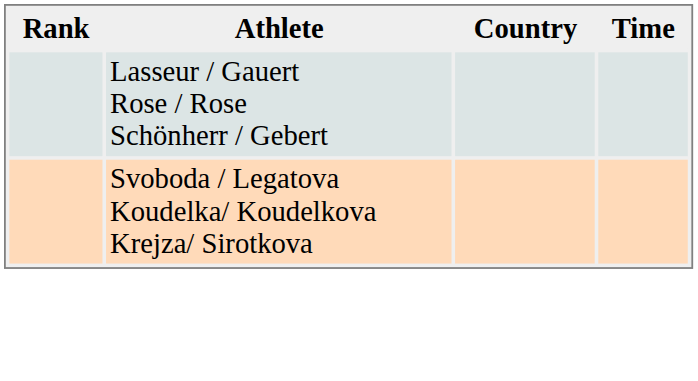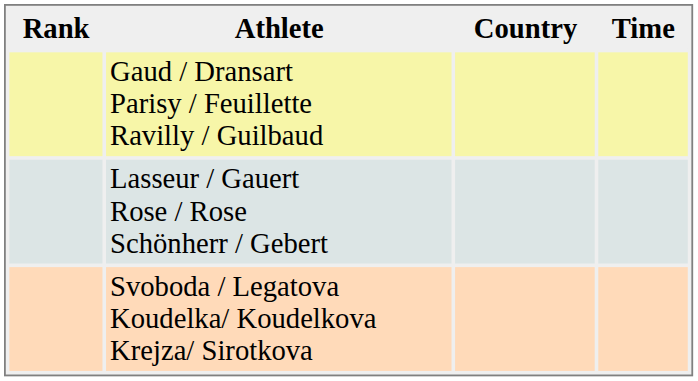+ row: (217, 103)
